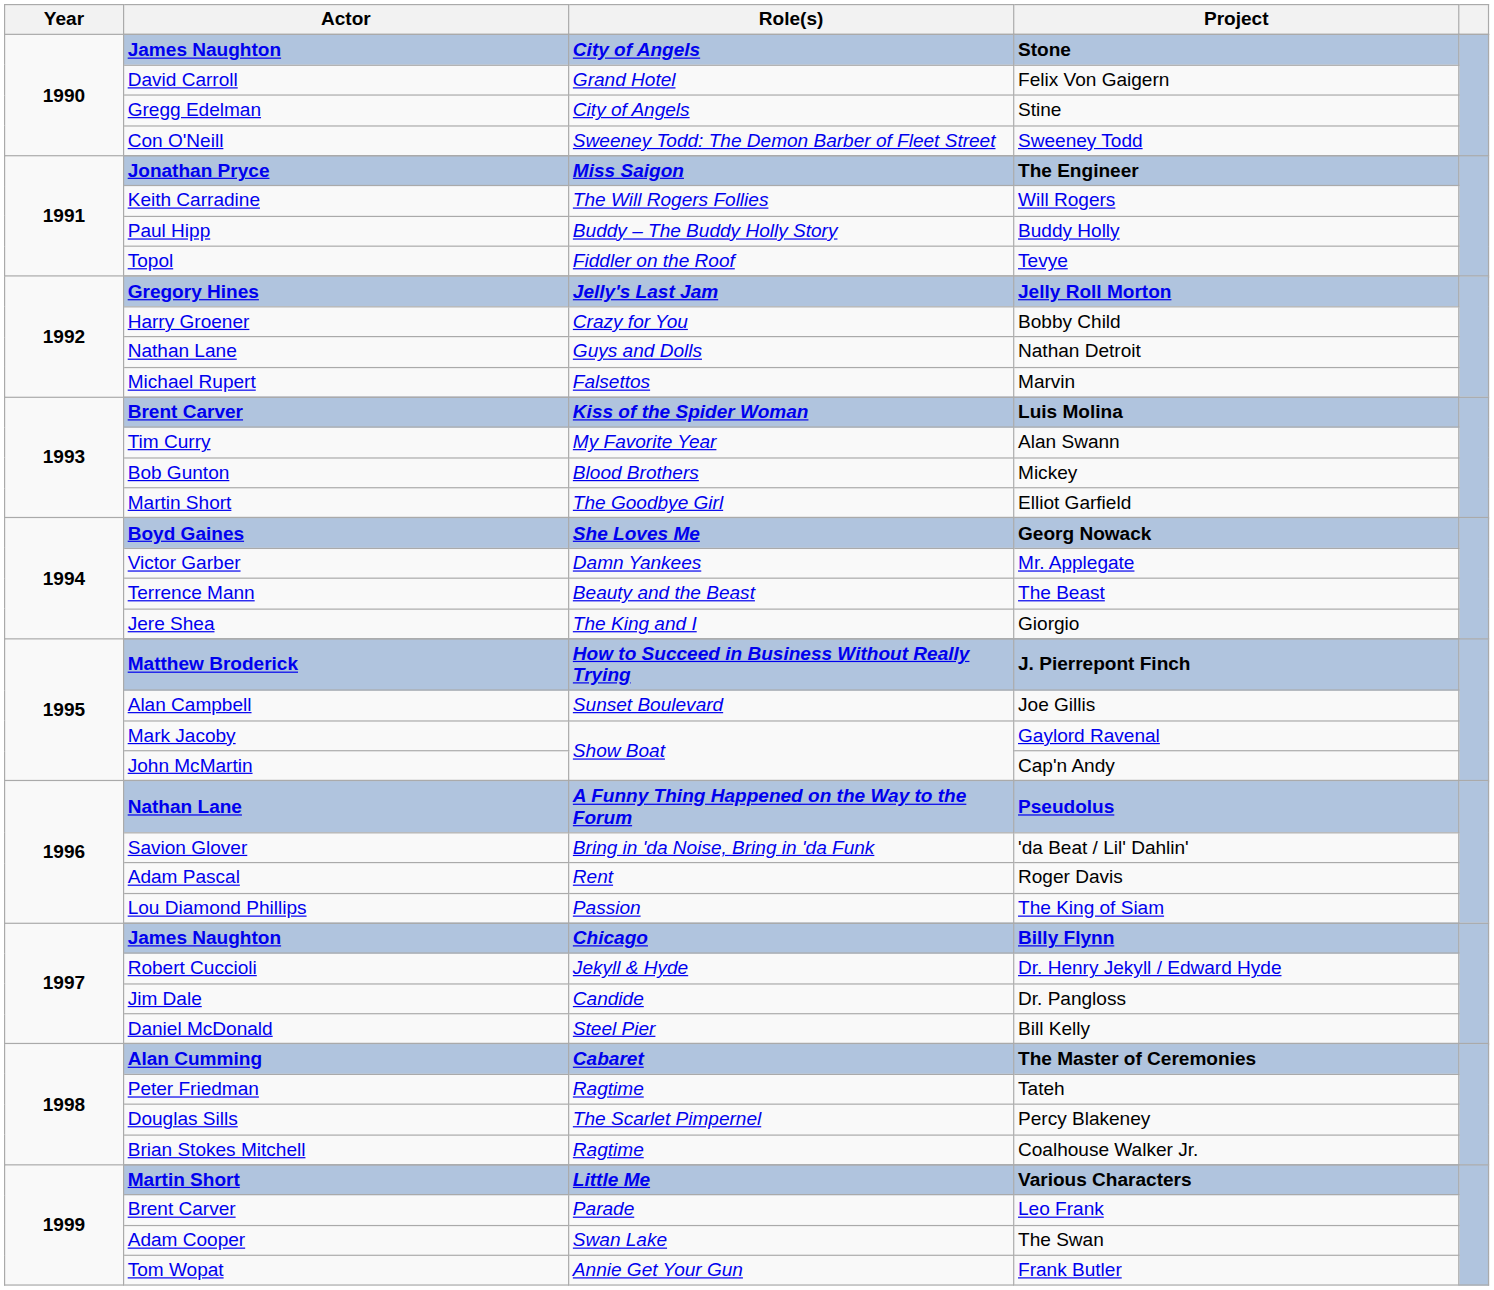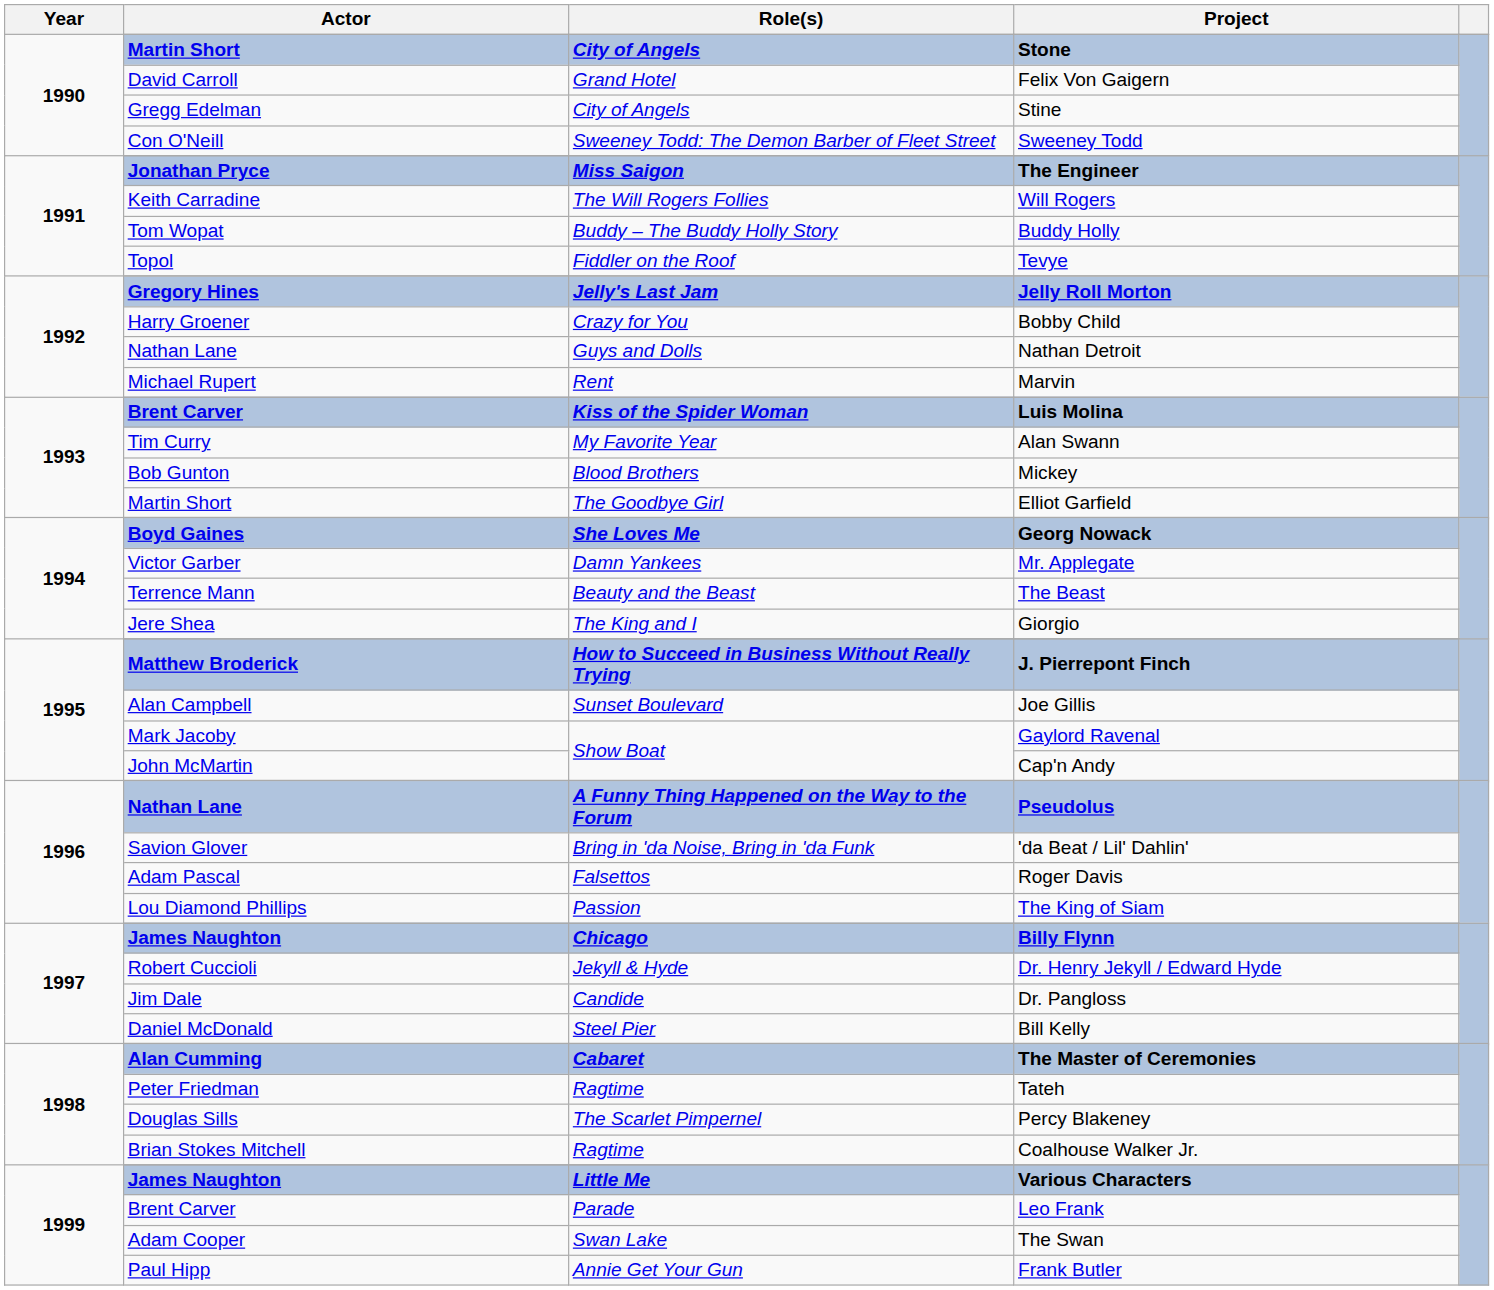(204, 49) James Naughton -> (184, 49) Martin Short
(169, 230) Paul Hipp -> (176, 230) Tom Wopat
(611, 381) Falsettos -> (593, 381) Rent
(593, 877) Rent -> (611, 877) Falsettos
(184, 1179) Martin Short -> (204, 1179) James Naughton
(176, 1270) Tom Wopat -> (169, 1270) Paul Hipp
